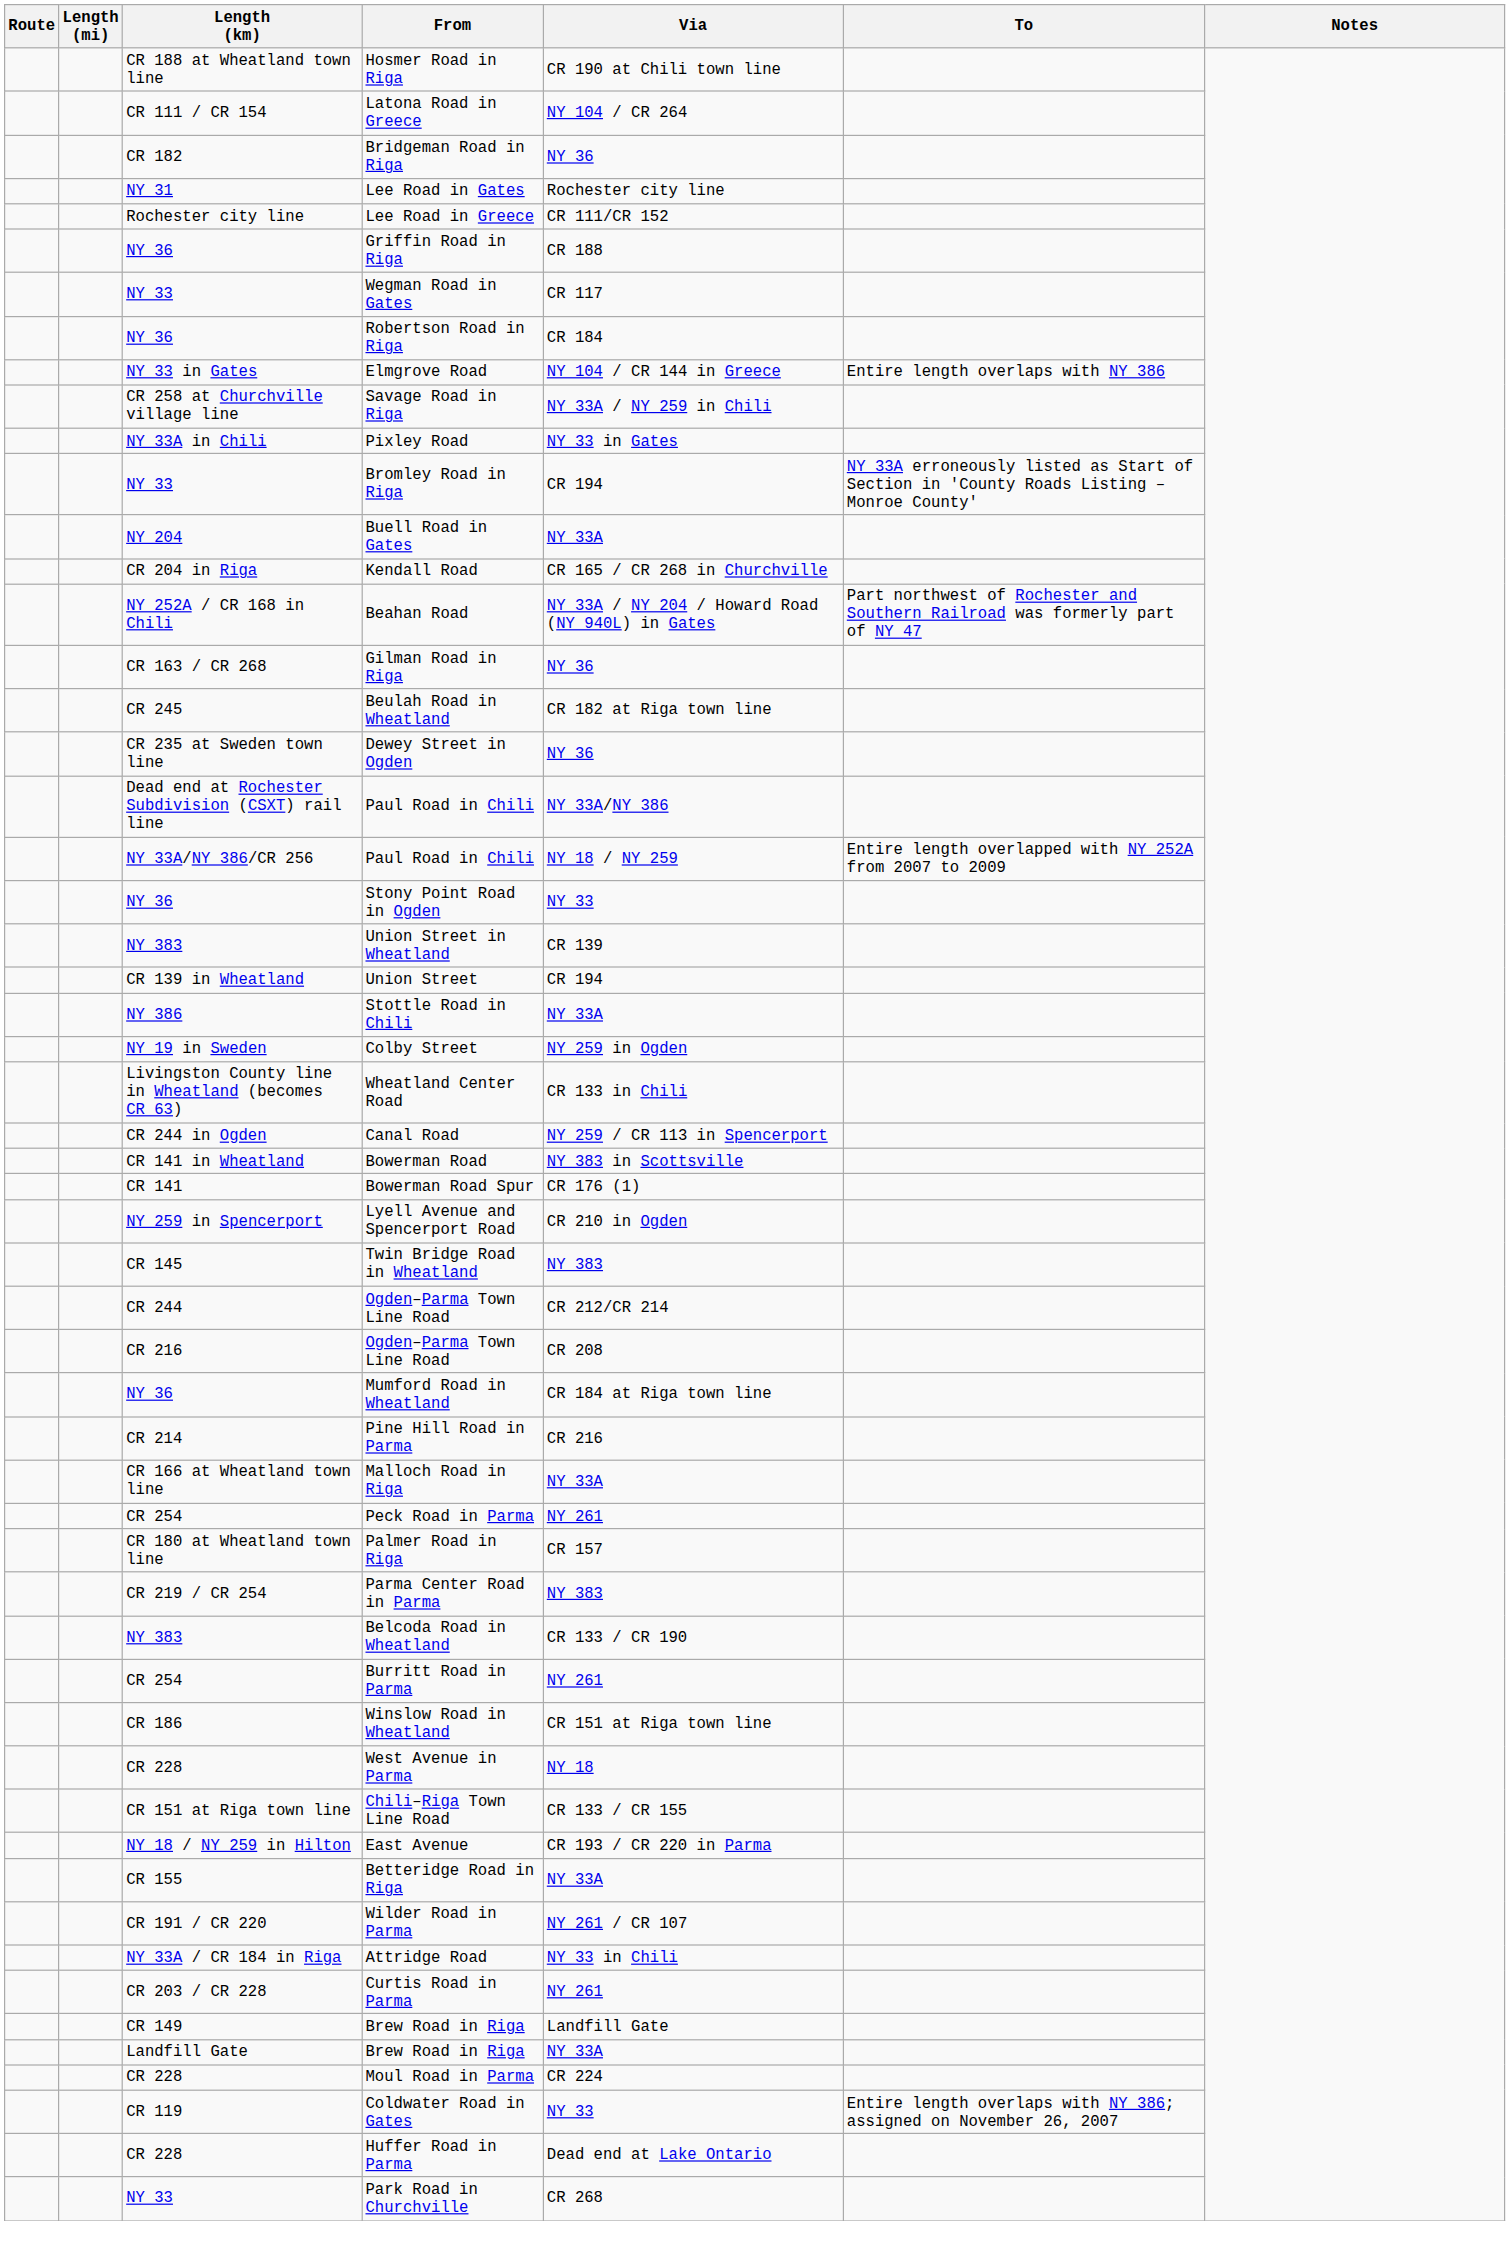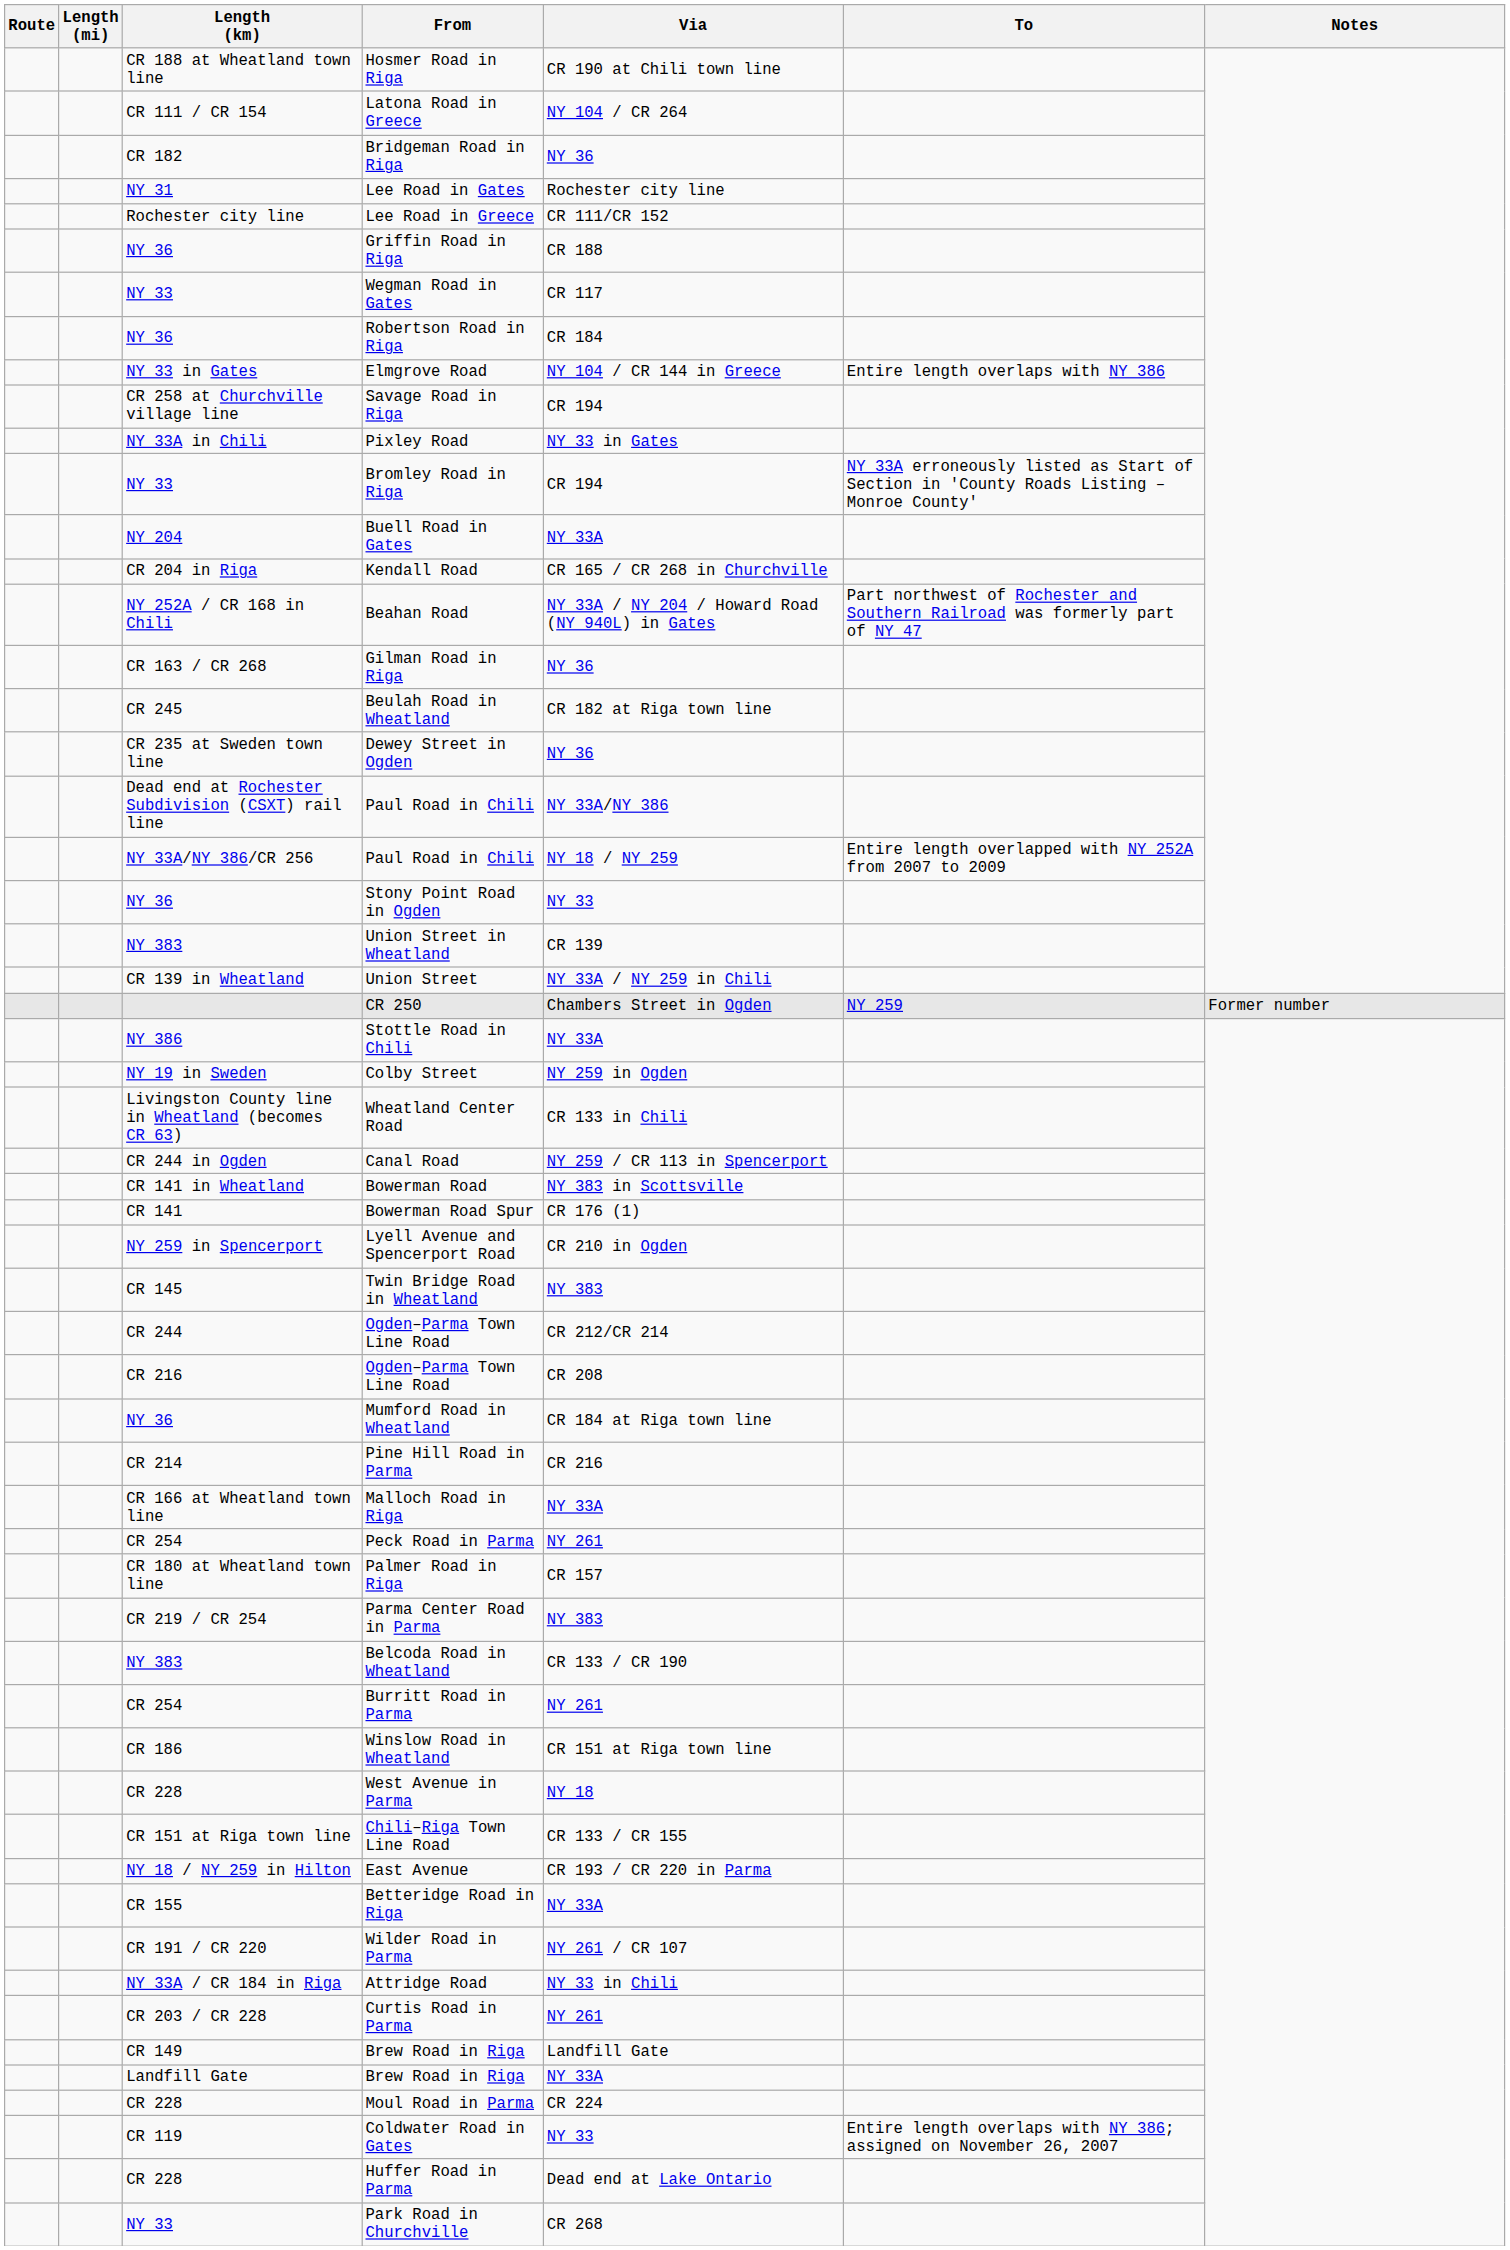(659, 407) NY 33A / NY 259 in Chili -> (575, 407) CR 194
(575, 980) CR 194 -> (659, 980) NY 33A / NY 259 in Chili
+ row: (242, 1006)
